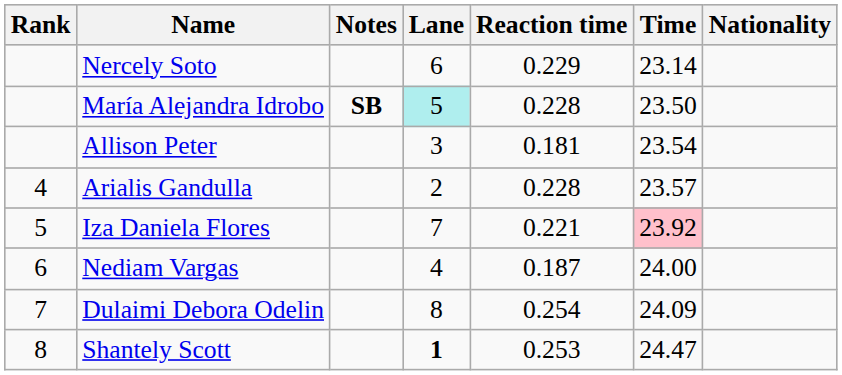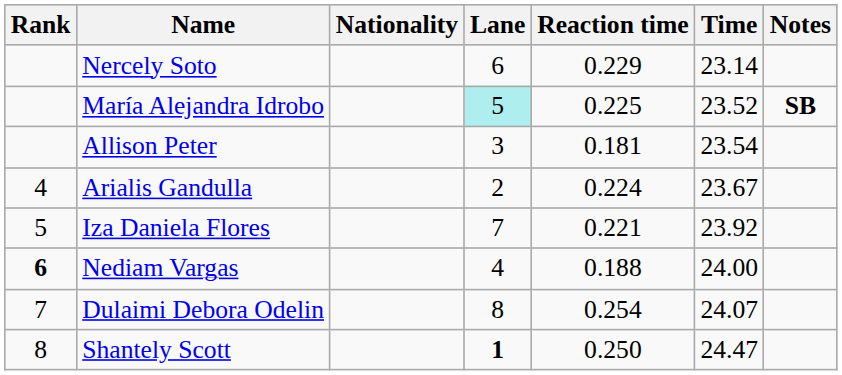columns swapped: (770, 24) <-> (366, 24)
(552, 106) 0.228 -> (613, 106) 0.225
(668, 106) 23.50 -> (729, 106) 23.52
(552, 187) 0.228 -> (613, 187) 0.224
(668, 187) 23.57 -> (729, 187) 23.67
(668, 227) pink background -> (729, 227) no background
(41, 268) normal -> (41, 268) bold
(552, 268) 0.187 -> (613, 268) 0.188
(668, 308) 24.09 -> (729, 308) 24.07
(552, 349) 0.253 -> (613, 349) 0.250
